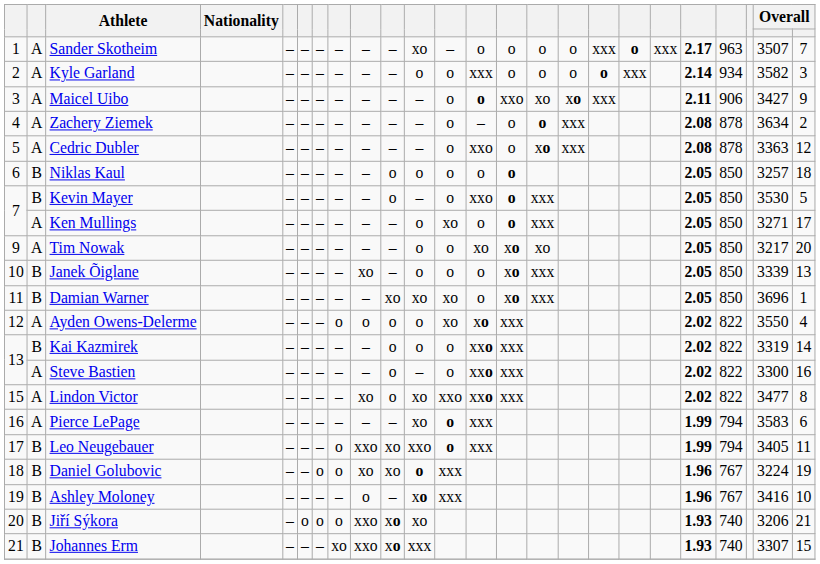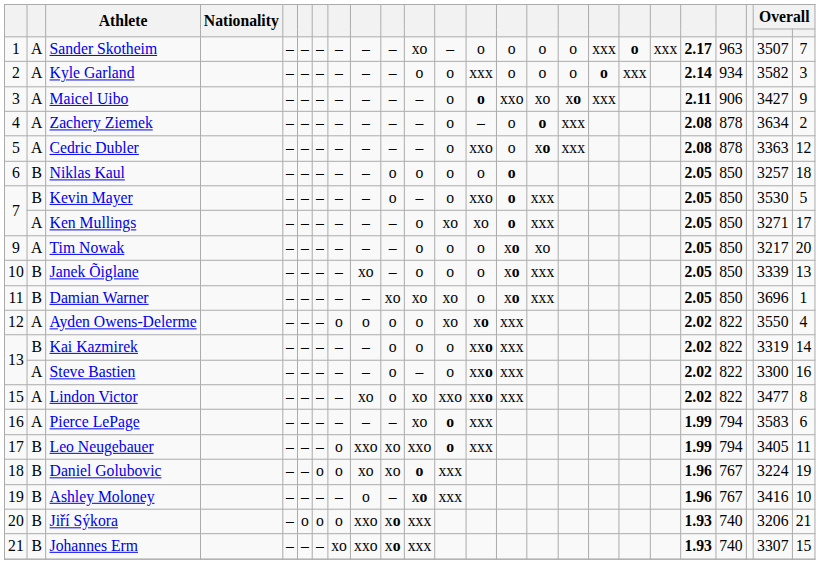(481, 223) o -> (481, 223) xo
(481, 247) xo -> (481, 247) o
(420, 521) xo -> (420, 521) xxx
